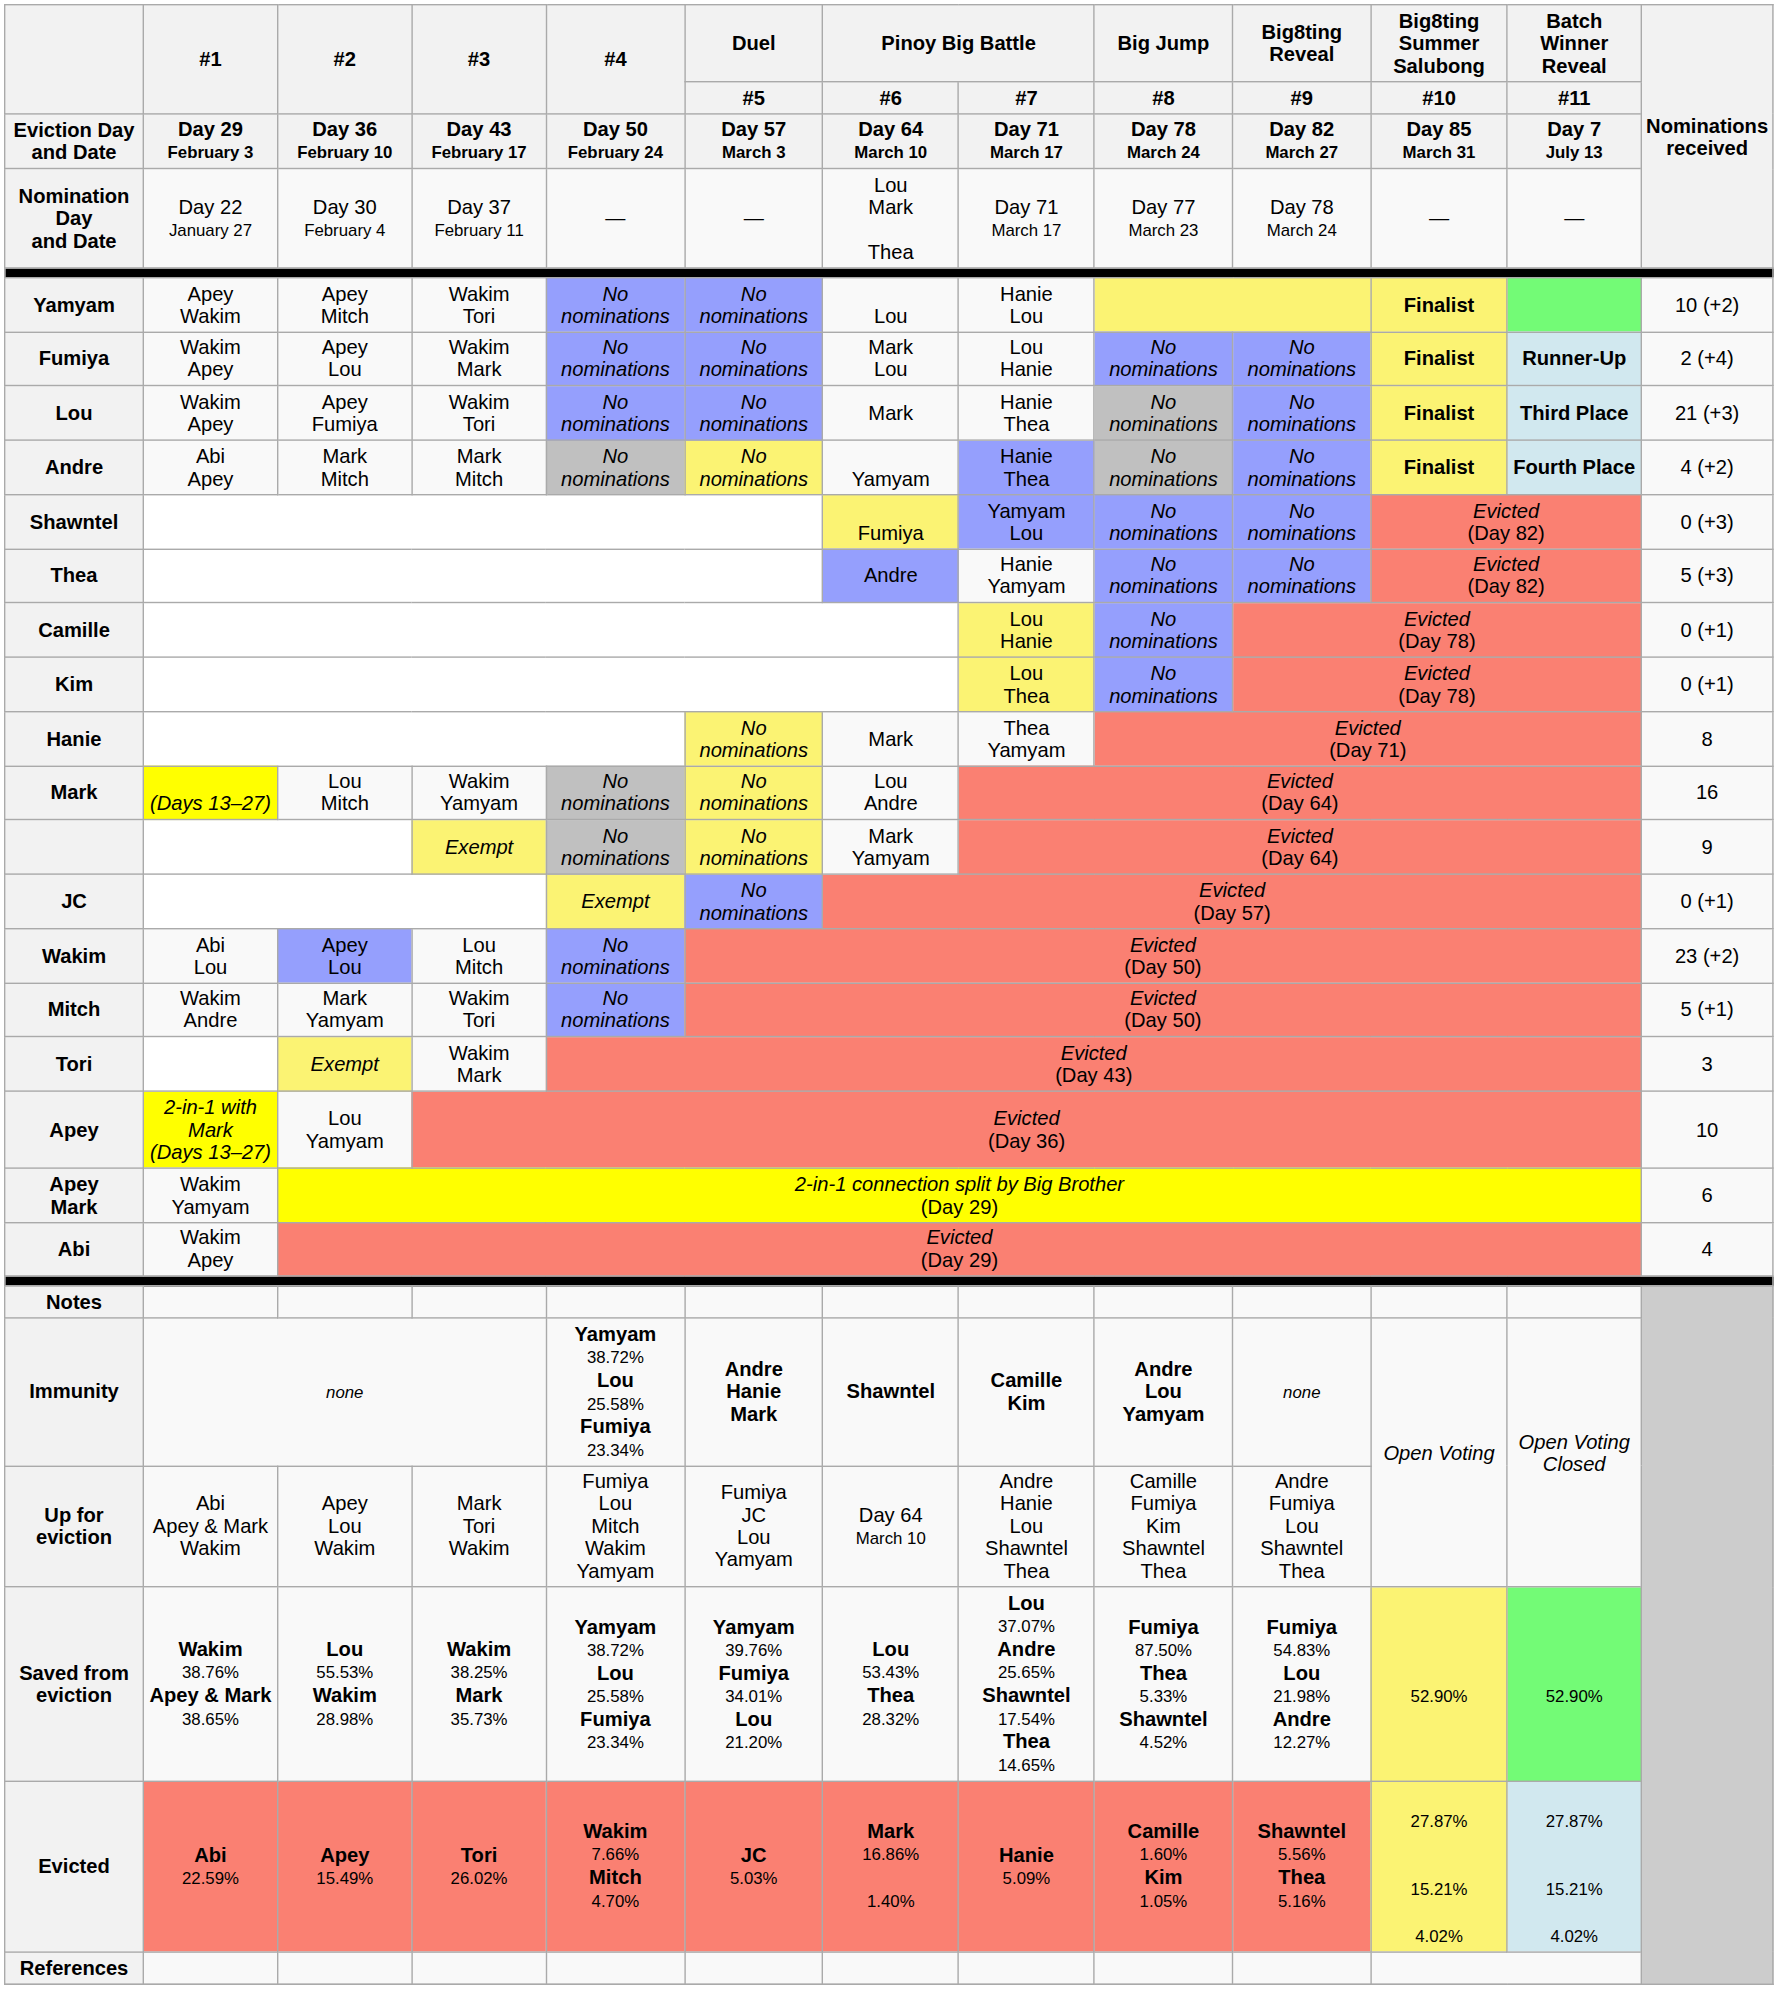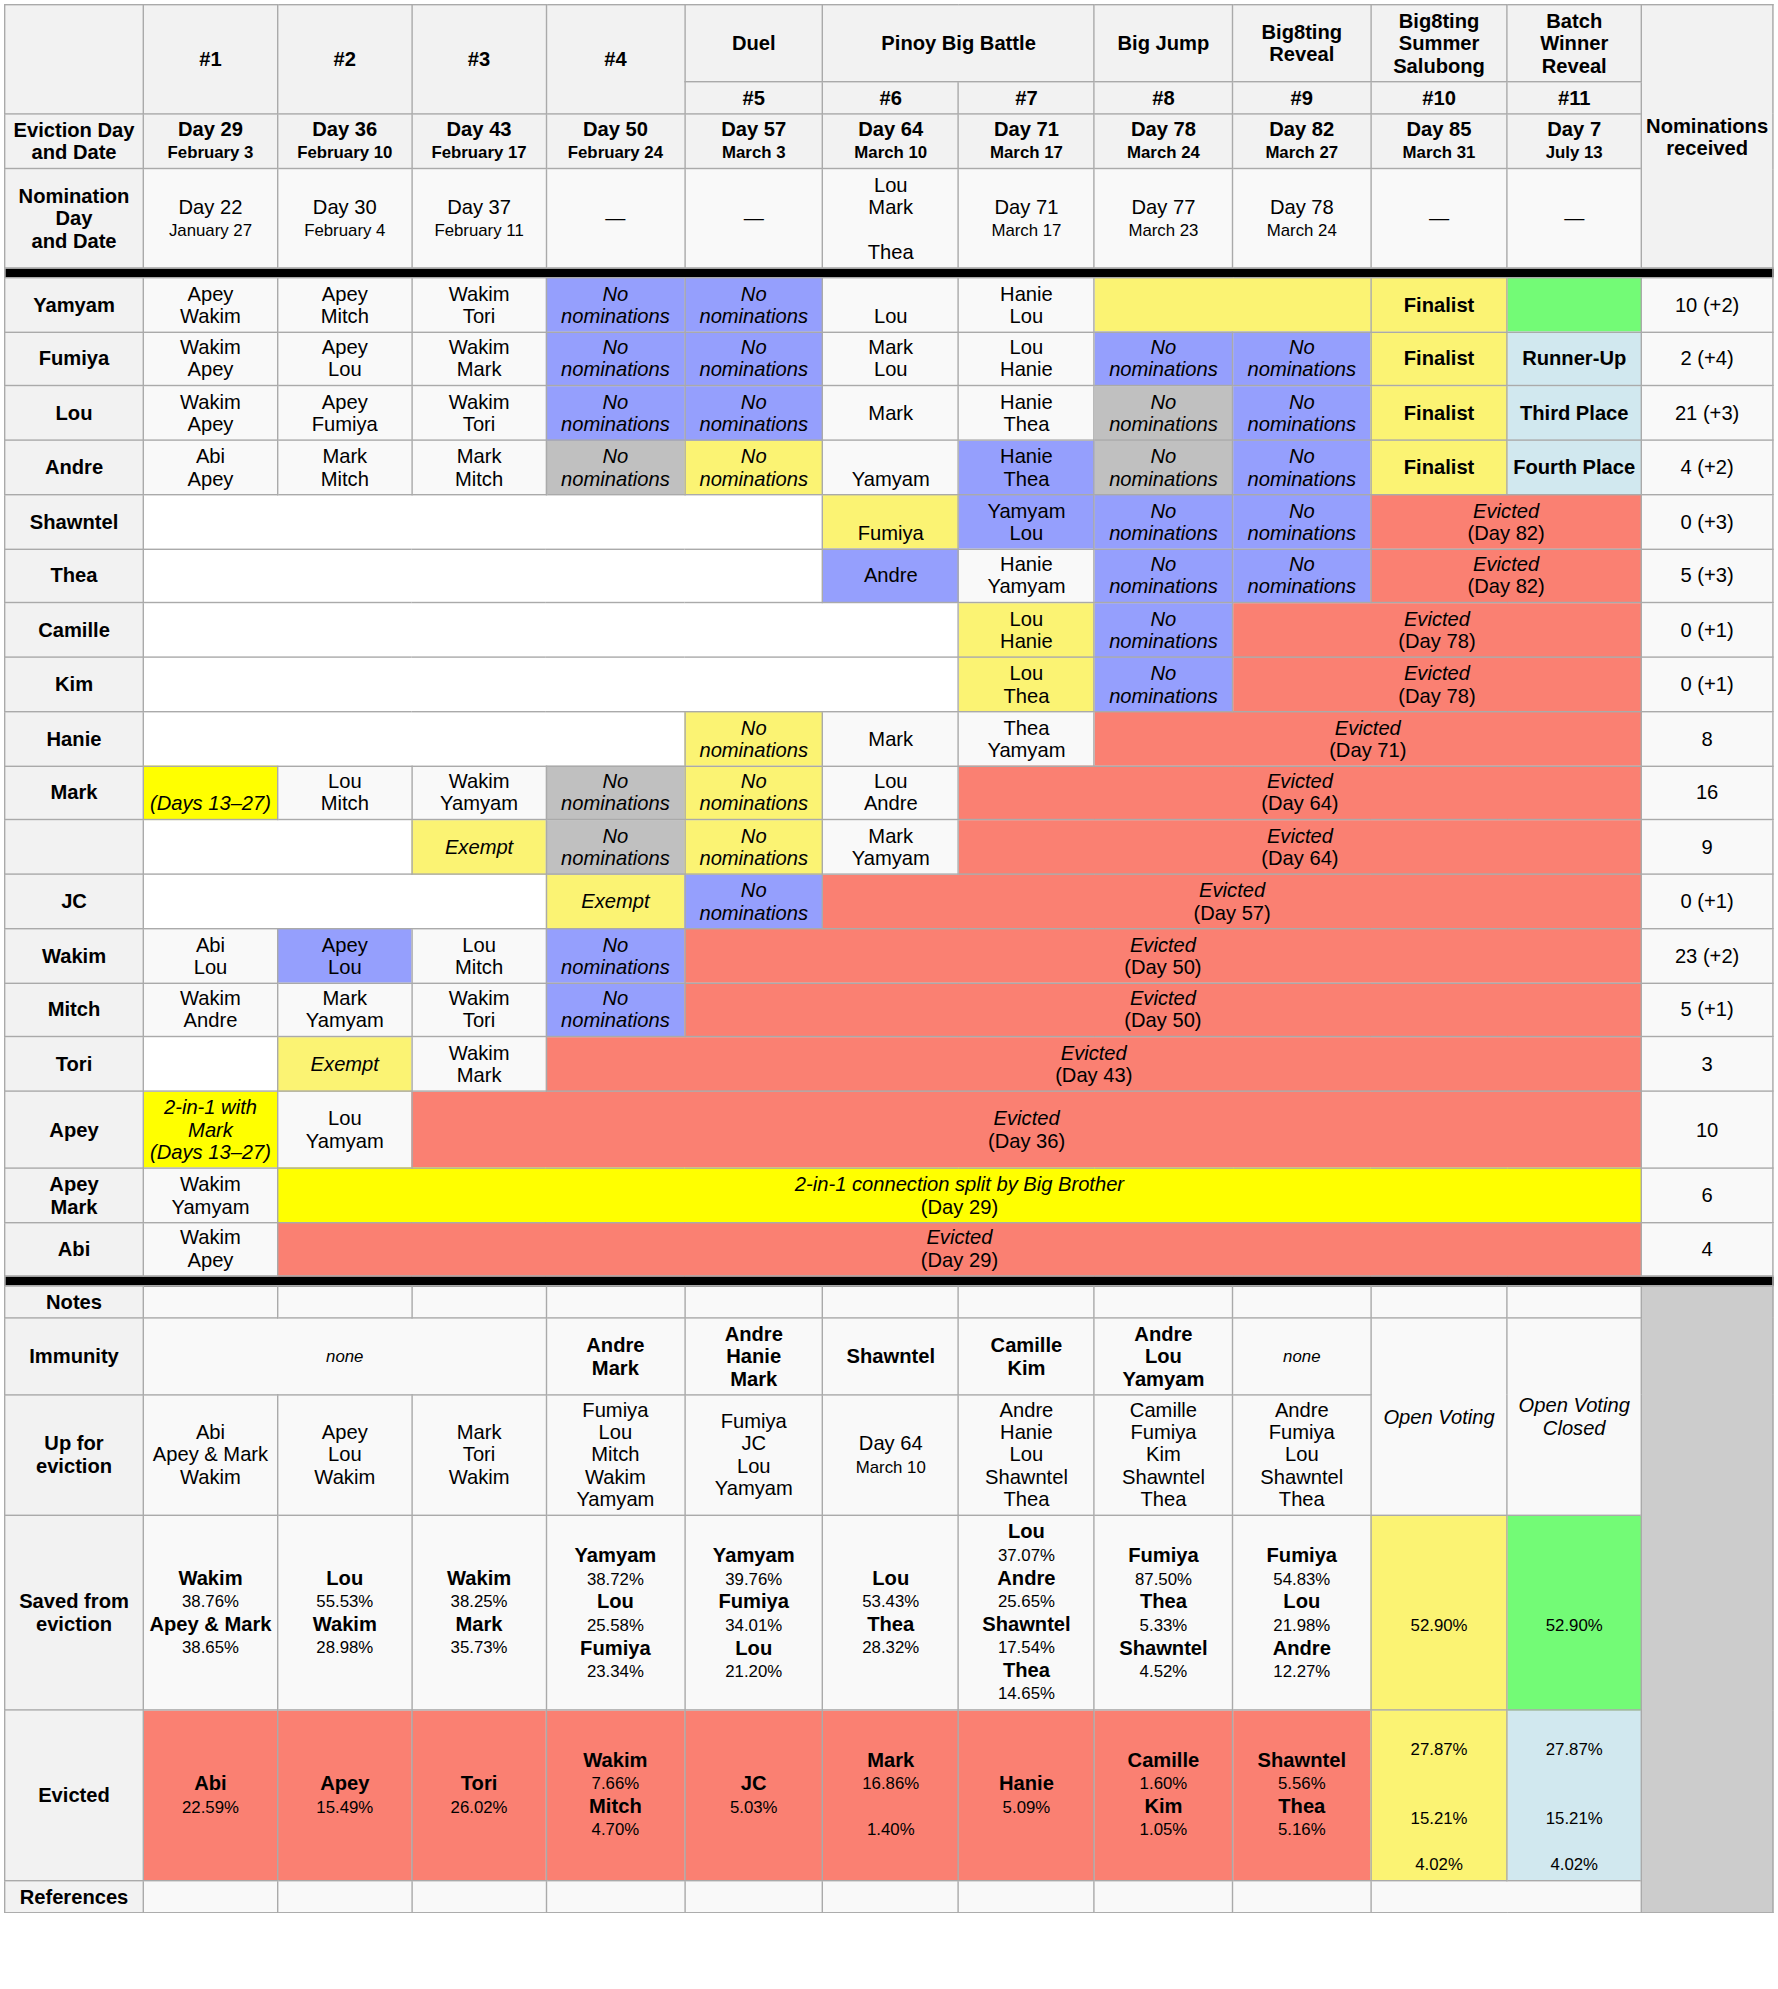(615, 1391) Yamyam 38.72% Lou 25.58% Fumiya 23.34% -> (615, 1356) Andre Mark
